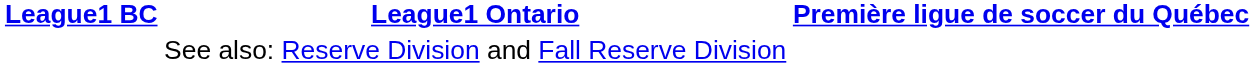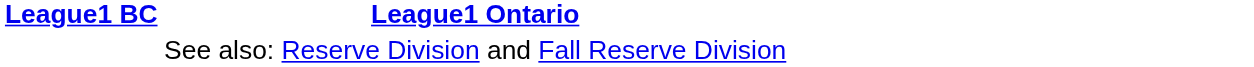- column: (1021, 14)
